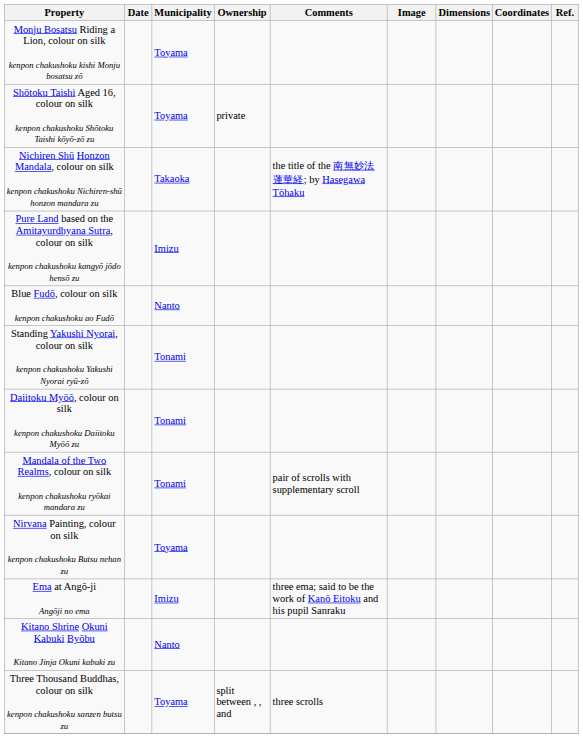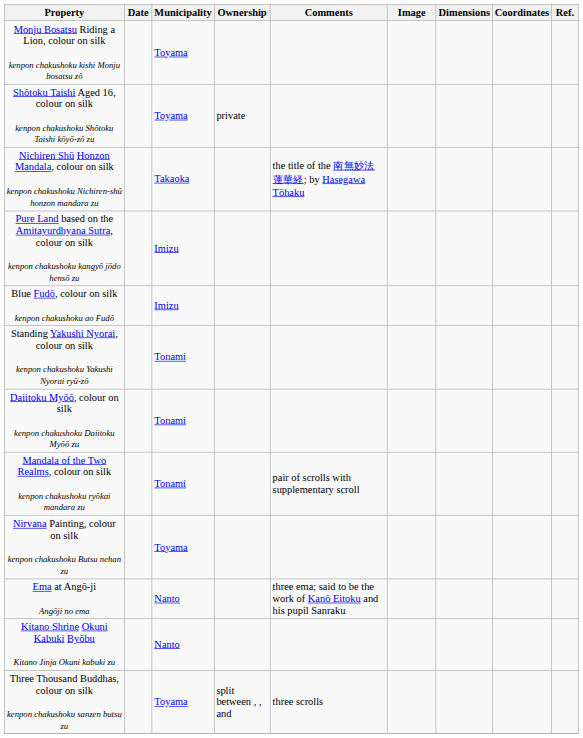(167, 305) Nanto -> (167, 305) Imizu
(167, 598) Imizu -> (167, 598) Nanto
